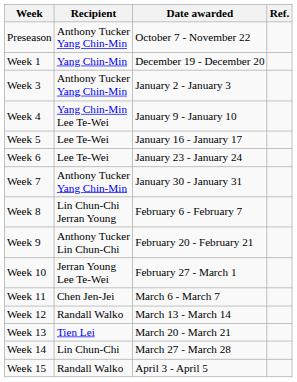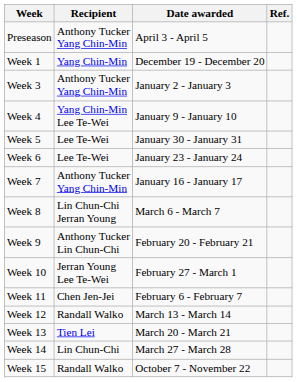(193, 37) October 7 - November 22 -> (172, 37) April 3 - April 5
(189, 139) January 16 - January 17 -> (189, 139) January 30 - January 31
(189, 181) January 30 - January 31 -> (189, 181) January 16 - January 17
(189, 212) February 6 - February 7 -> (177, 212) March 6 - March 7
(177, 296) March 6 - March 7 -> (189, 296) February 6 - February 7
(172, 368) April 3 - April 5 -> (193, 368) October 7 - November 22
